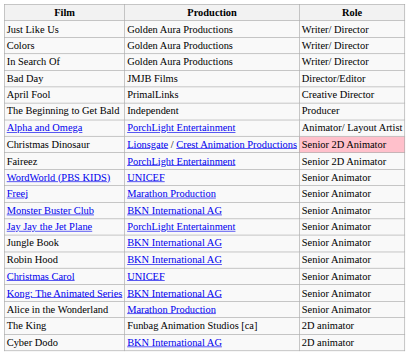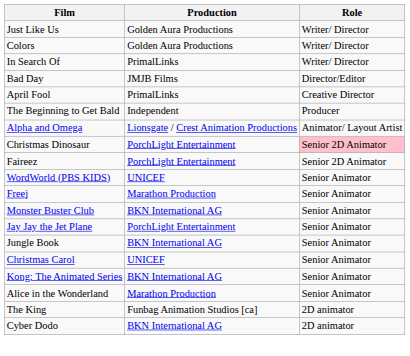(180, 62) Golden Aura Productions -> (153, 62) PrimalLinks
(181, 128) PorchLight Entertainment -> (212, 128) Lionsgate / Crest Animation Productions
(212, 144) Lionsgate / Crest Animation Productions -> (181, 144) PorchLight Entertainment
- row: (32, 260)
